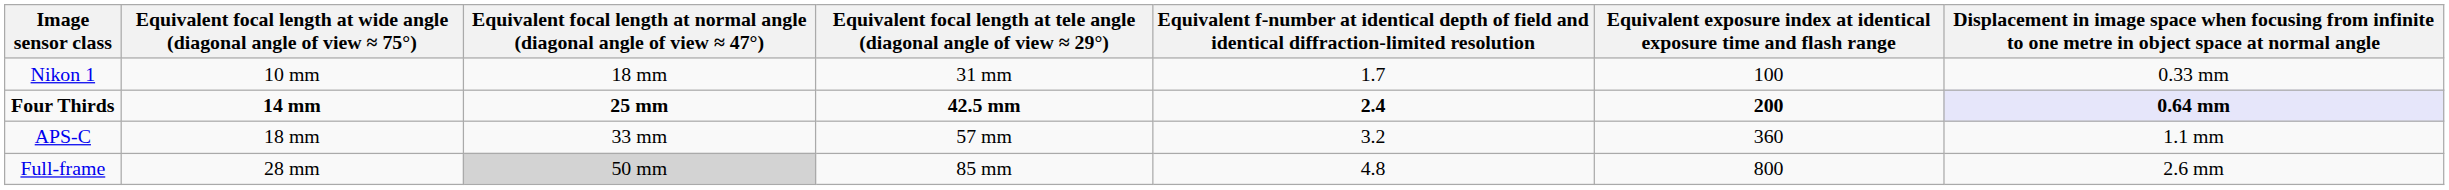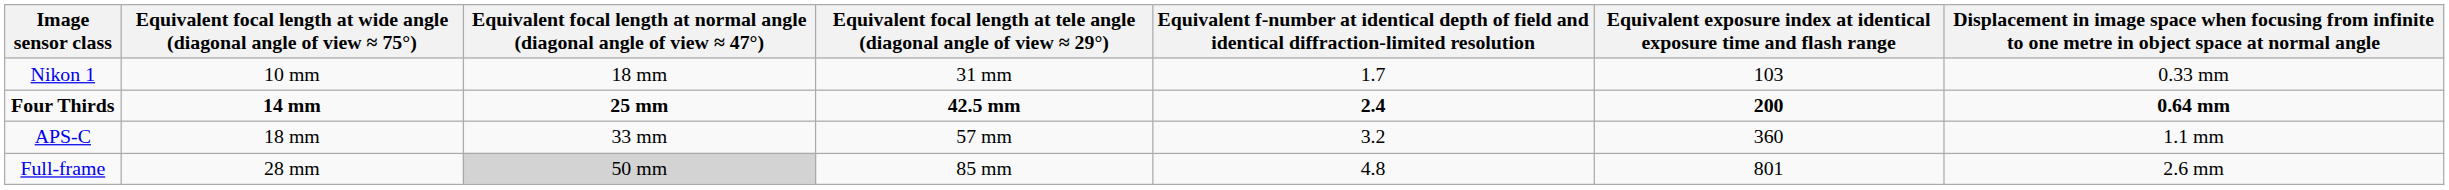(1769, 74) 100 -> (1769, 74) 103
(2194, 105) lavender background -> (2194, 105) no background
(1769, 168) 800 -> (1769, 168) 801
